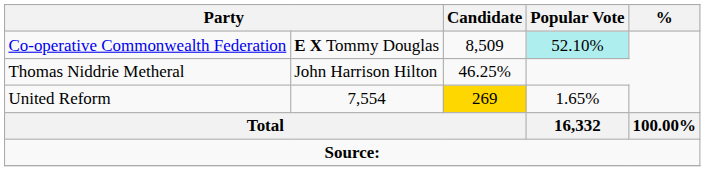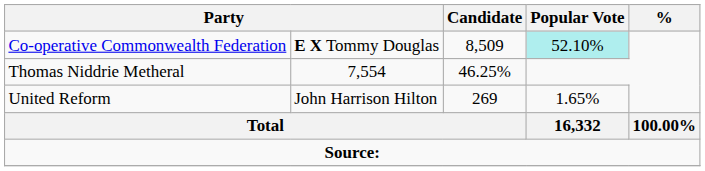(366, 71) John Harrison Hilton -> (367, 71) 7,554
(367, 98) 7,554 -> (366, 98) John Harrison Hilton
(485, 98) gold background -> (485, 98) no background
